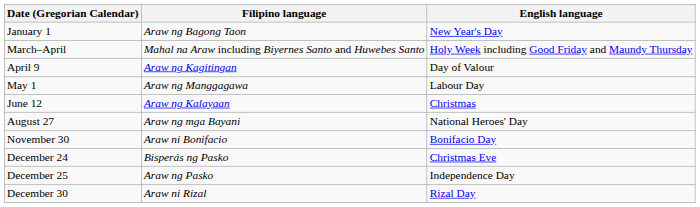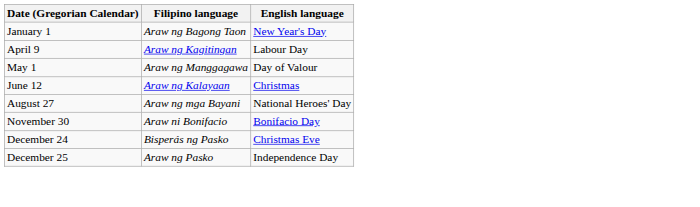- row: (37, 49)
(462, 67) Day of Valour -> (281, 49) Labour Day
(457, 85) Labour Day -> (285, 67) Day of Valour
- row: (37, 193)
